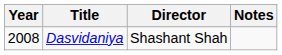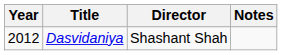(24, 38) 2008 -> (24, 38) 2012
